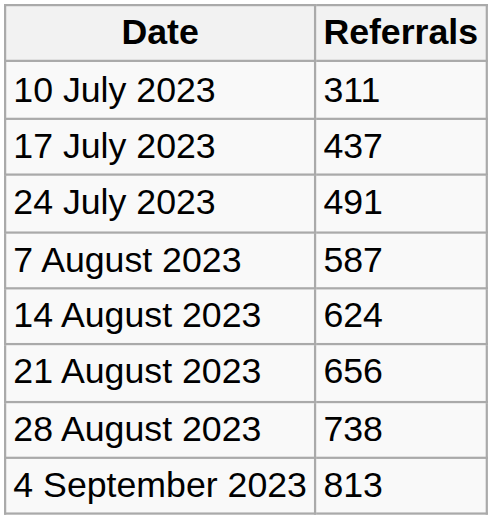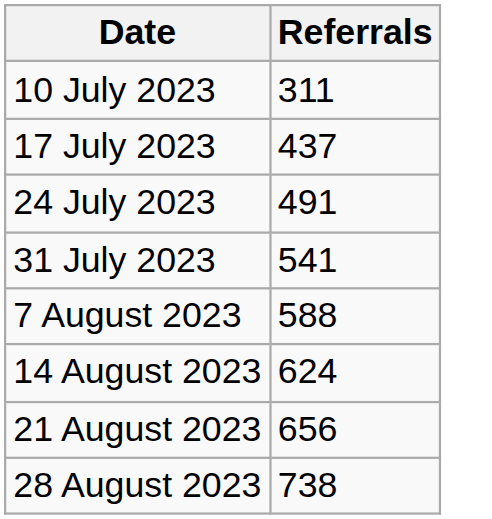+ row: (115, 259)
(353, 259) 587 -> (308, 315) 588
- row: (160, 485)
